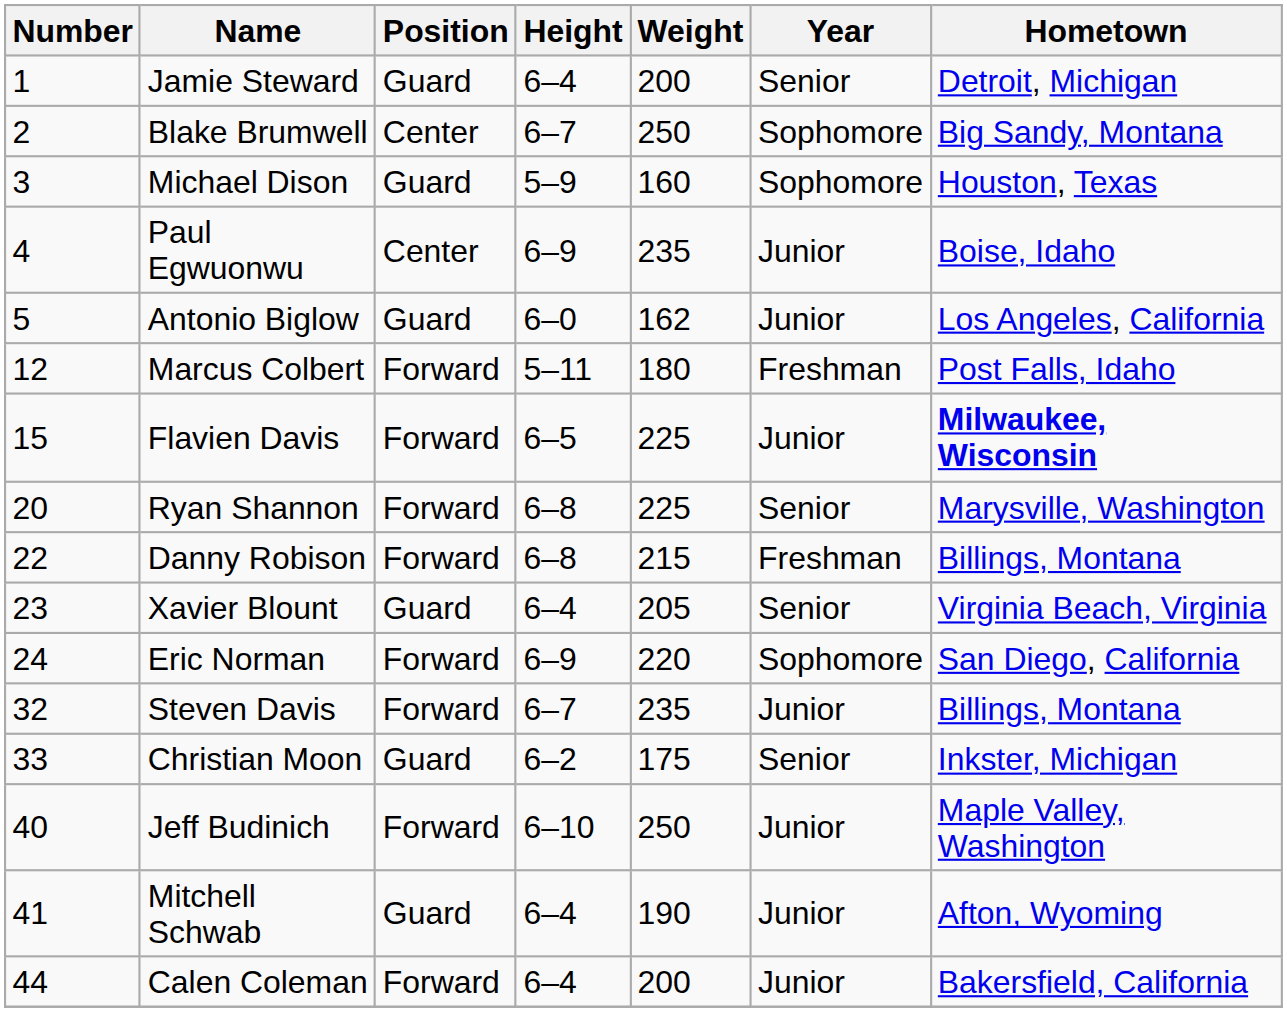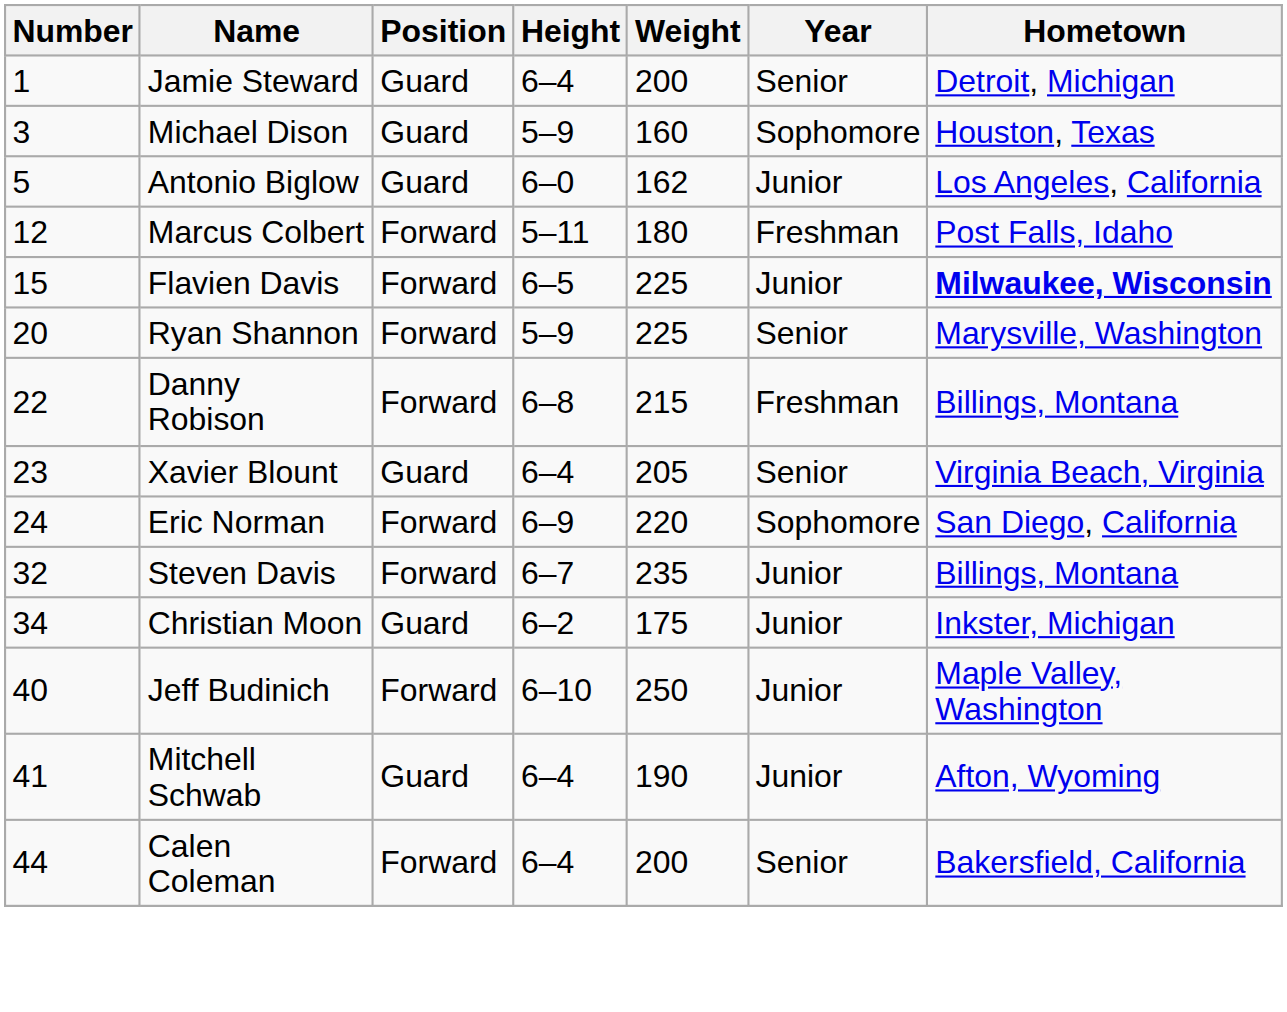- row: (258, 132)
- row: (226, 250)
(550, 506) 6–8 -> (548, 334) 5–9
(30, 759) 33 -> (30, 622) 34
(804, 759) Senior -> (799, 622) Junior
(802, 982) Junior -> (802, 863) Senior
